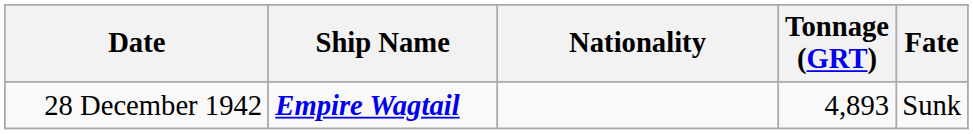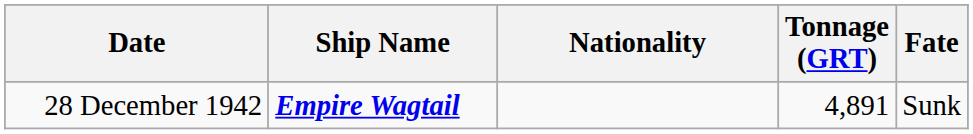(857, 104) 4,893 -> (857, 104) 4,891
